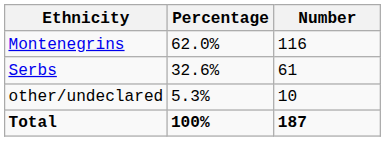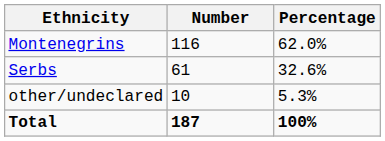columns swapped: (327, 18) <-> (221, 18)
